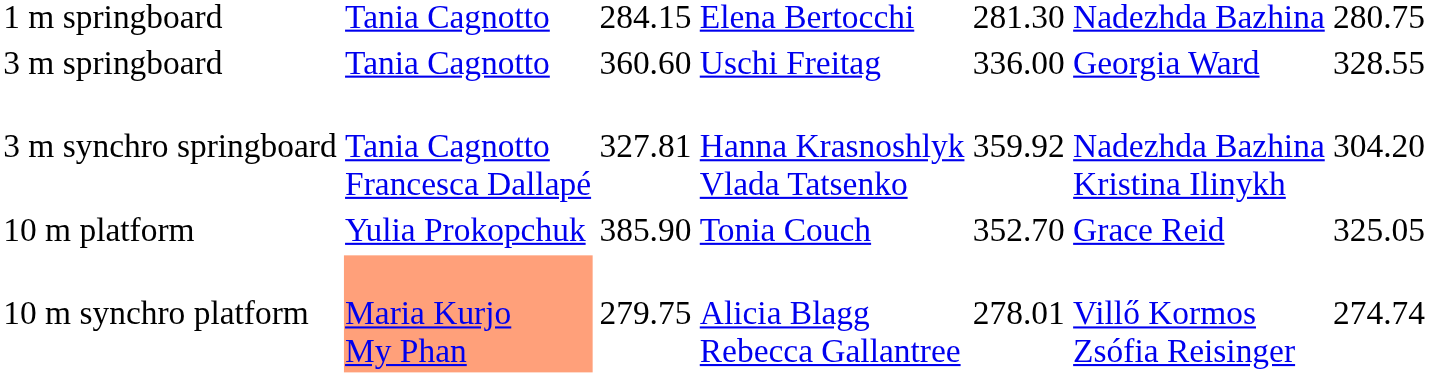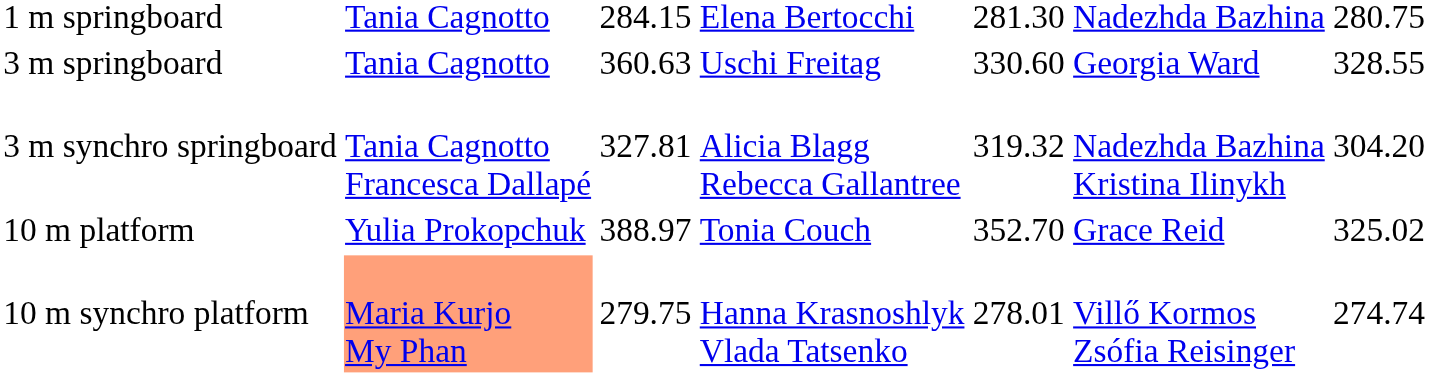(645, 62) 360.60 -> (645, 62) 360.63
(1019, 62) 336.00 -> (1019, 62) 330.60
(832, 164) Hanna Krasnoshlyk Vlada Tatsenko -> (830, 164) Alicia Blagg Rebecca Gallantree
(1019, 146) 359.92 -> (1019, 146) 319.32
(645, 229) 385.90 -> (645, 229) 388.97
(1379, 229) 325.05 -> (1379, 229) 325.02
(830, 332) Alicia Blagg Rebecca Gallantree -> (832, 332) Hanna Krasnoshlyk Vlada Tatsenko
